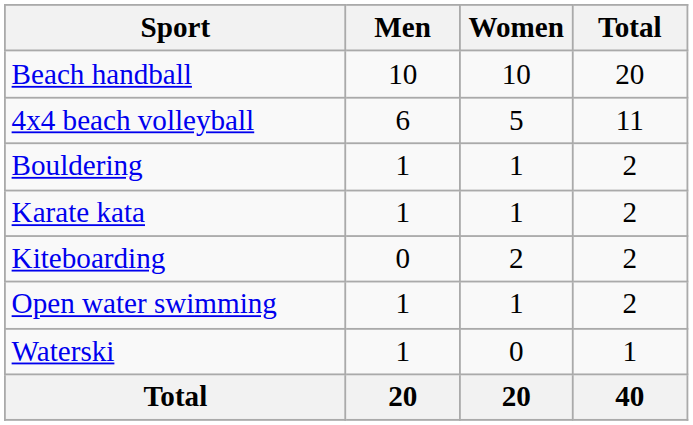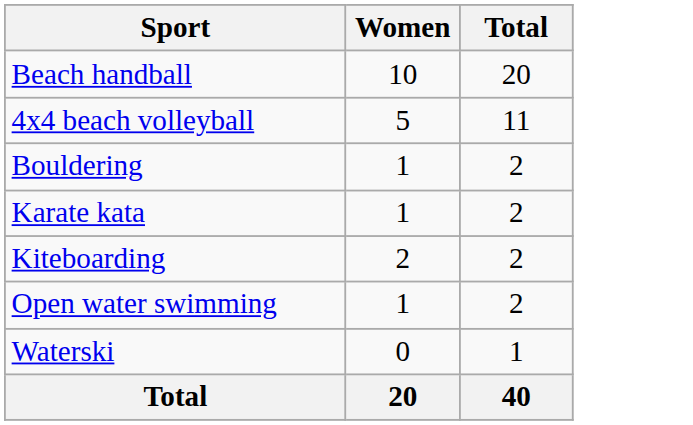- column: (403, 27)
